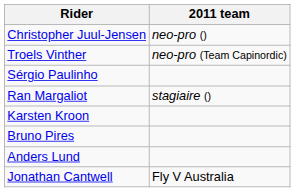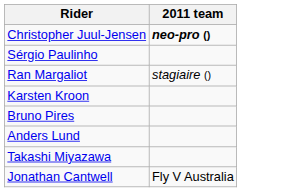(179, 34) normal -> (181, 34) bold
- row: (47, 55)
+ row: (59, 156)
